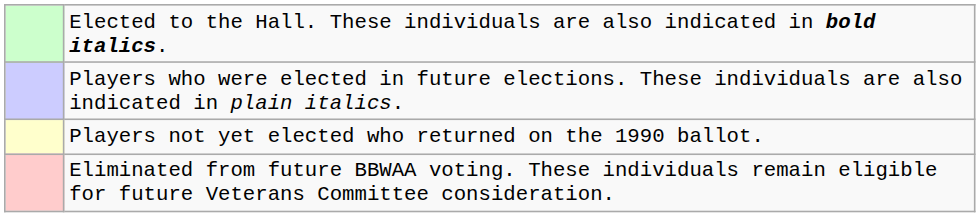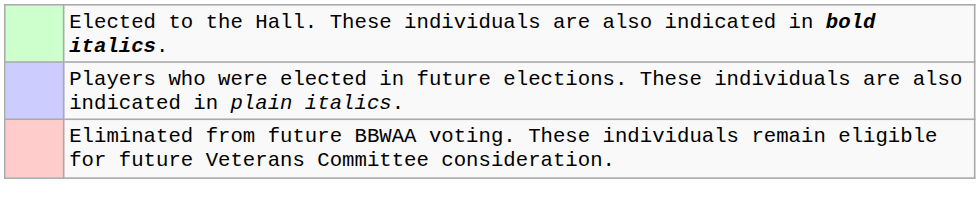- row: (417, 137)
